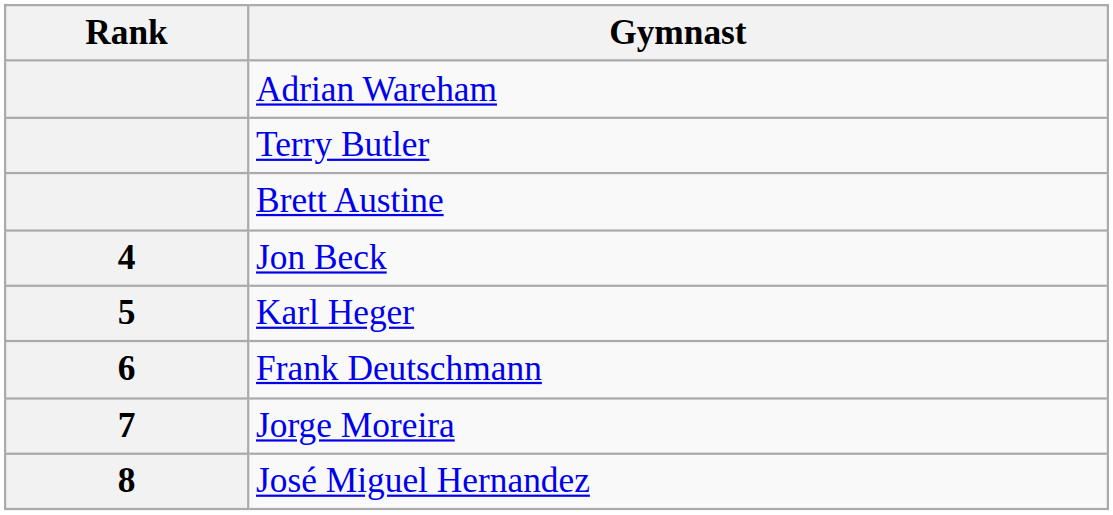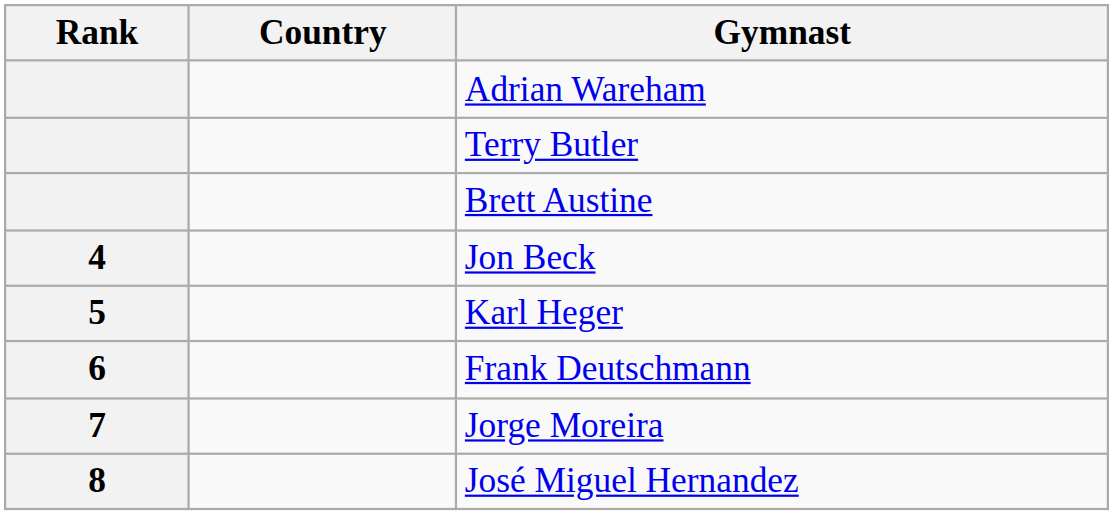+ column: (323, 32)
